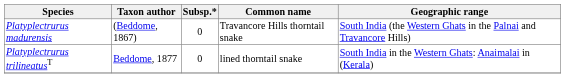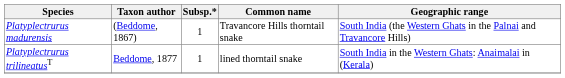(200, 31) 0 -> (200, 31) 1
(200, 59) 0 -> (200, 59) 1
